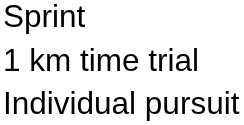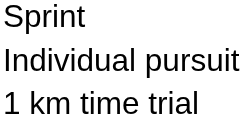rows swapped: (101, 60) <-> (121, 103)
